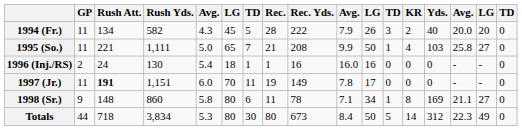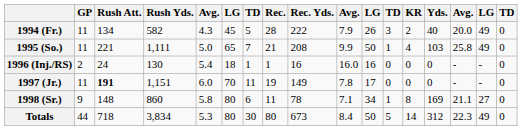(484, 30) 20 -> (484, 30) 49
(484, 47) 27 -> (484, 47) 49
